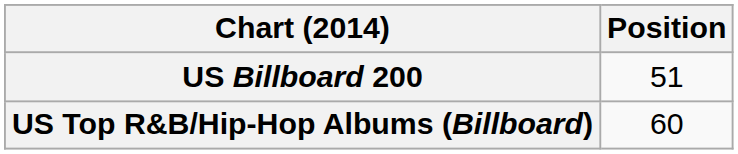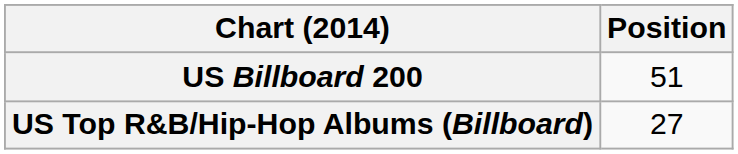(667, 124) 60 -> (667, 124) 27
